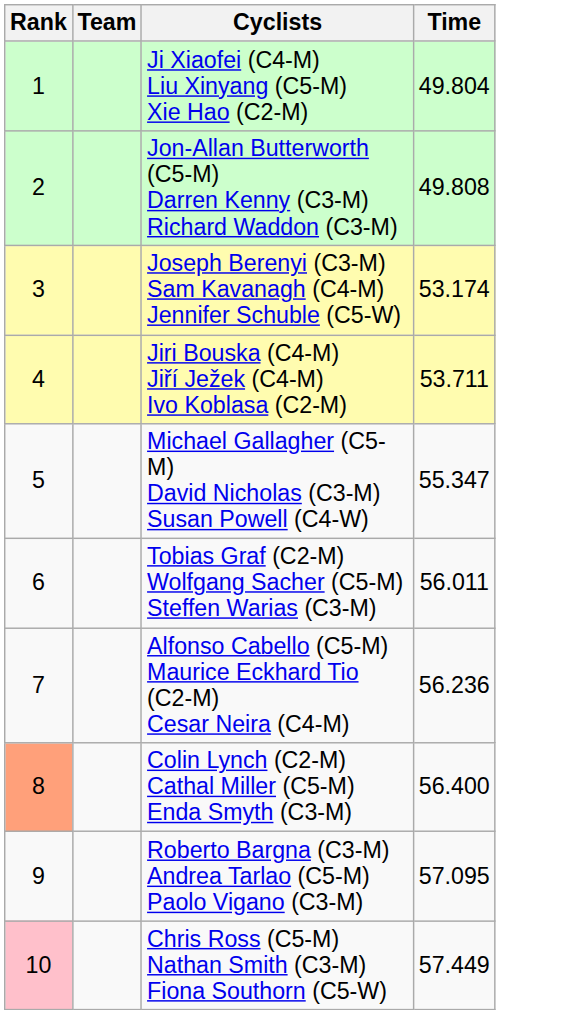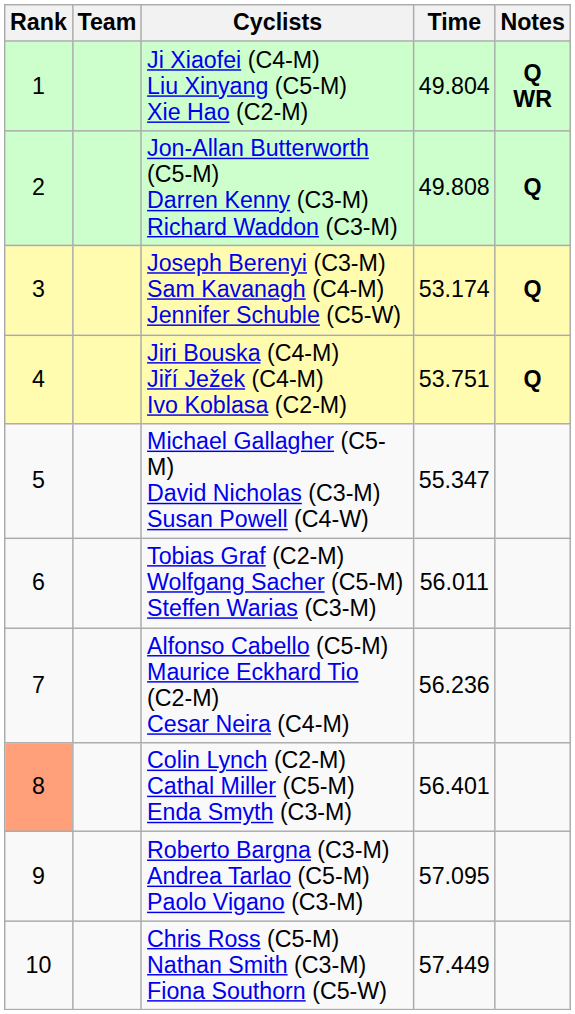+ column: (533, 22)
(454, 378) 53.711 -> (454, 378) 53.751
(454, 787) 56.400 -> (454, 787) 56.401
(38, 965) pink background -> (38, 965) no background
